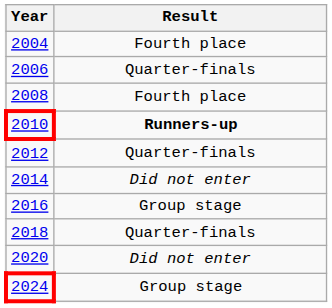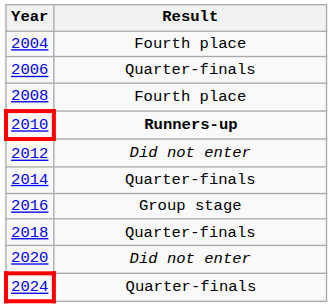(190, 153) Quarter-finals -> (190, 153) Did not enter
(190, 180) Did not enter -> (190, 180) Quarter-finals
(191, 287) Group stage -> (191, 287) Quarter-finals
